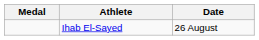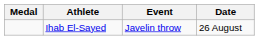+ column: (160, 12)
